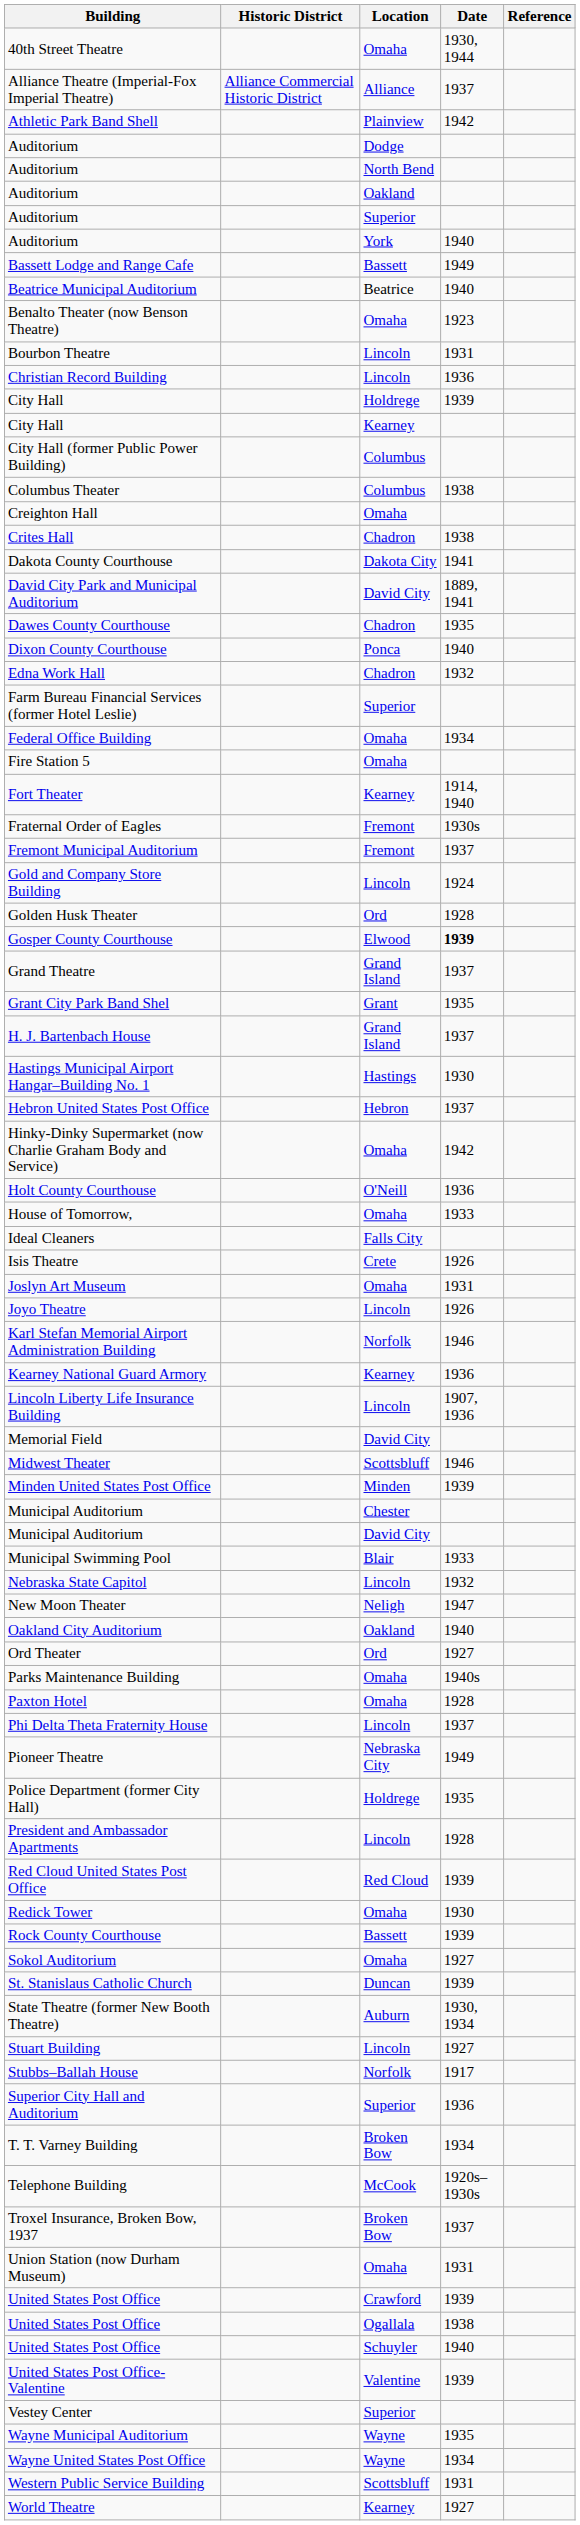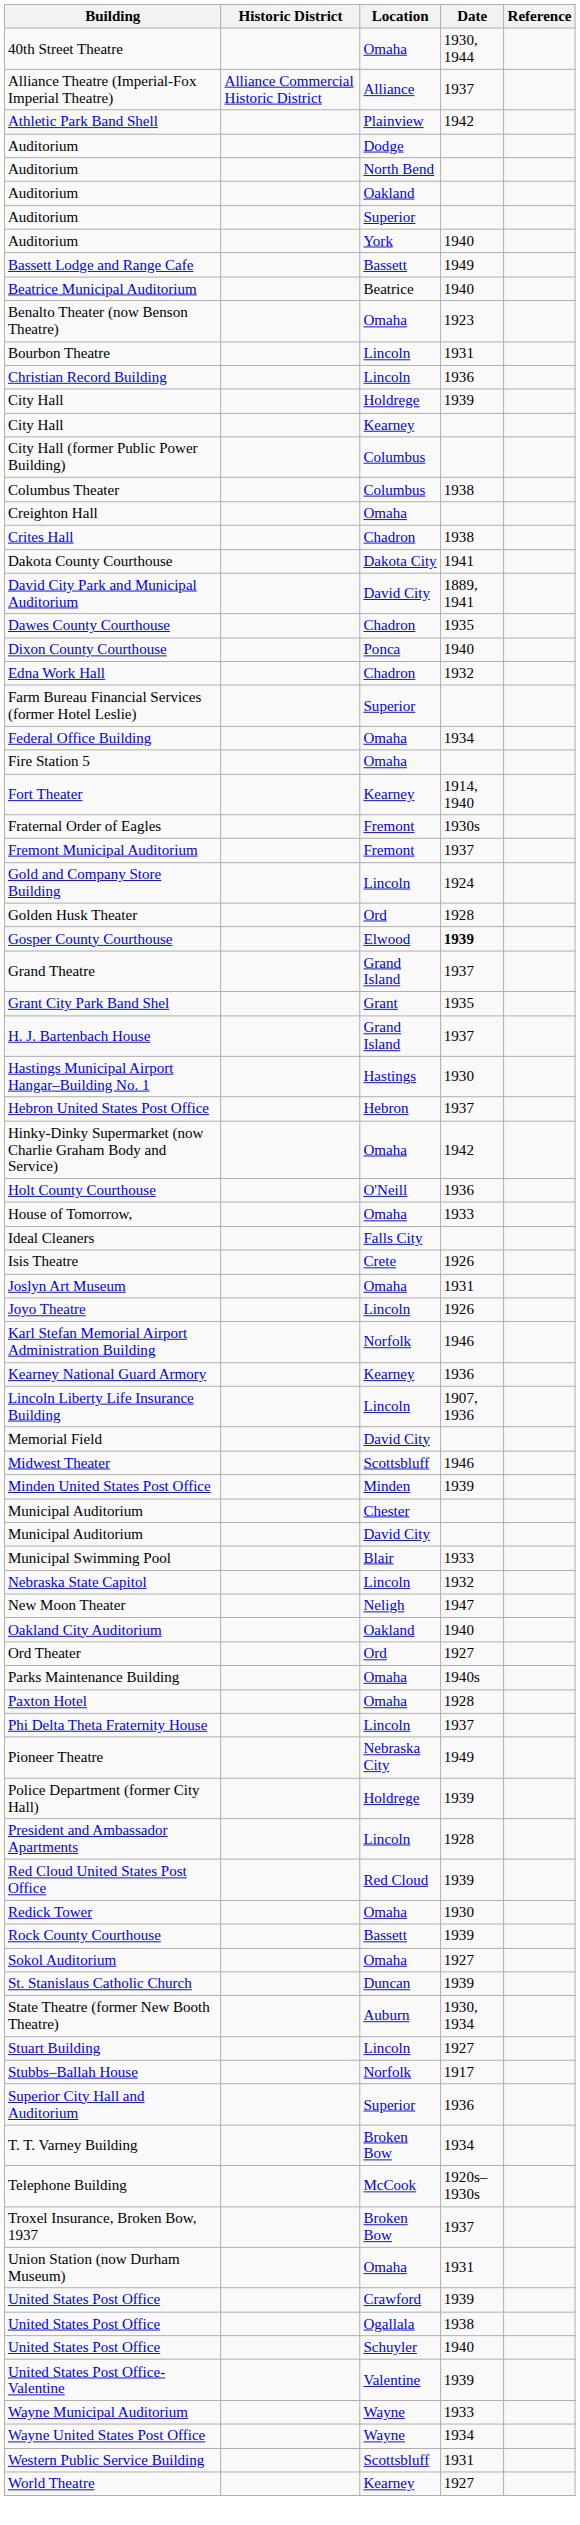(459, 1798) 1935 -> (459, 1798) 1939
- row: (50, 2412)
(459, 2436) 1935 -> (459, 2412) 1933
